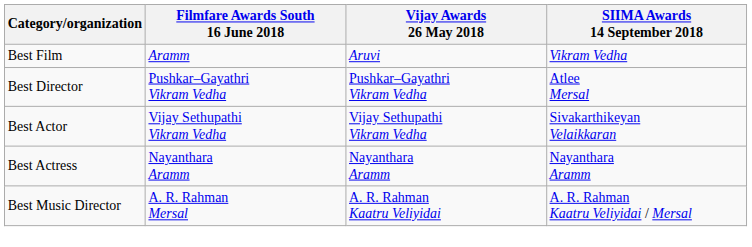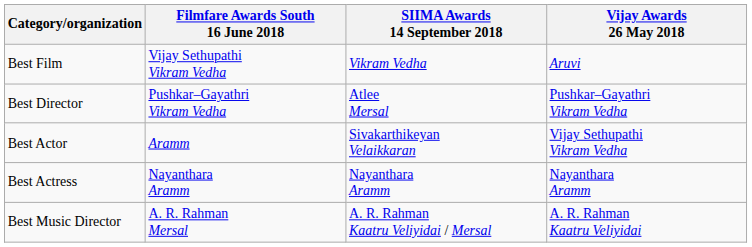columns swapped: (647, 24) <-> (446, 24)
(169, 55) Aramm -> (195, 64) Vijay Sethupathi Vikram Vedha
(195, 126) Vijay Sethupathi Vikram Vedha -> (169, 143) Aramm
